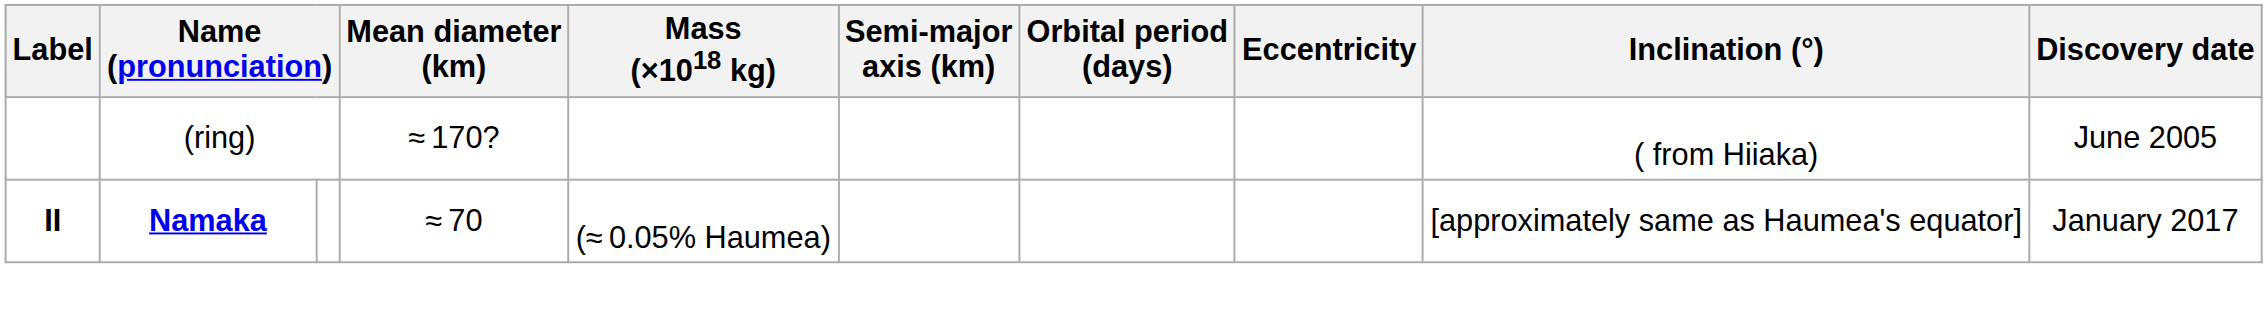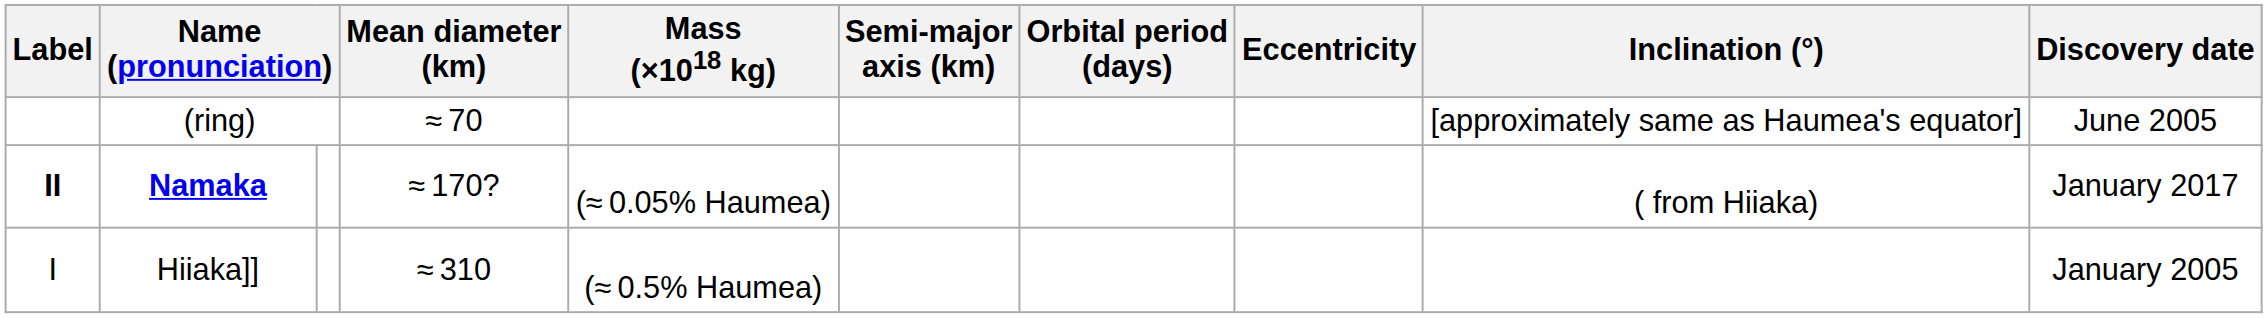(454, 137) ≈ 170? -> (454, 120) ≈ 70
(1726, 155) ( from Hiiaka) -> (1726, 120) [approximately same as Haumea's equator]
(454, 221) ≈ 70 -> (454, 186) ≈ 170?
(1726, 221) [approximately same as Haumea's equator] -> (1726, 203) ( from Hiiaka)
+ row: (208, 269)
